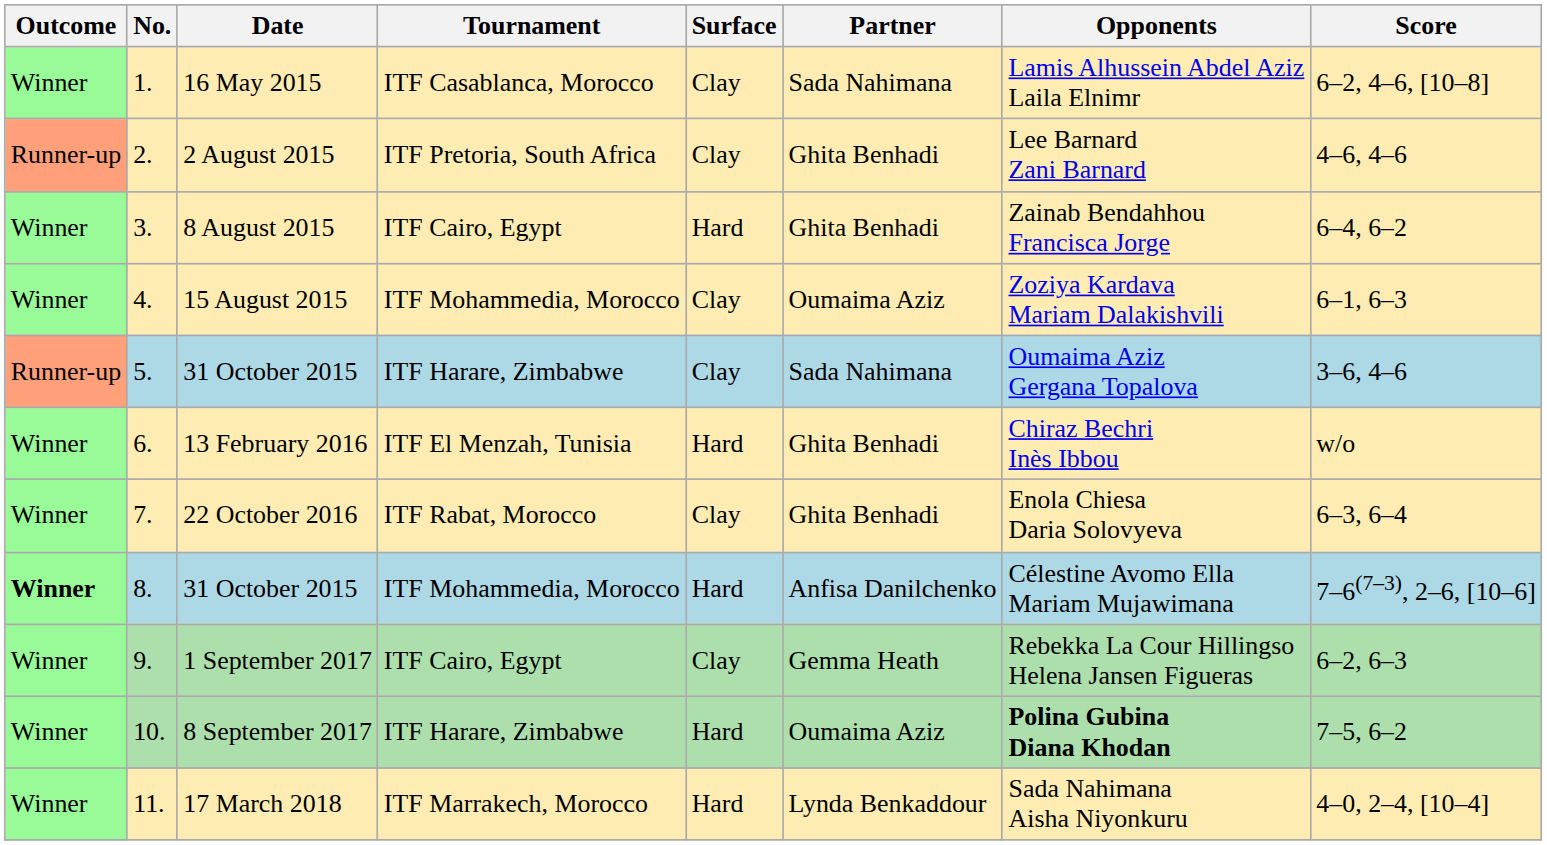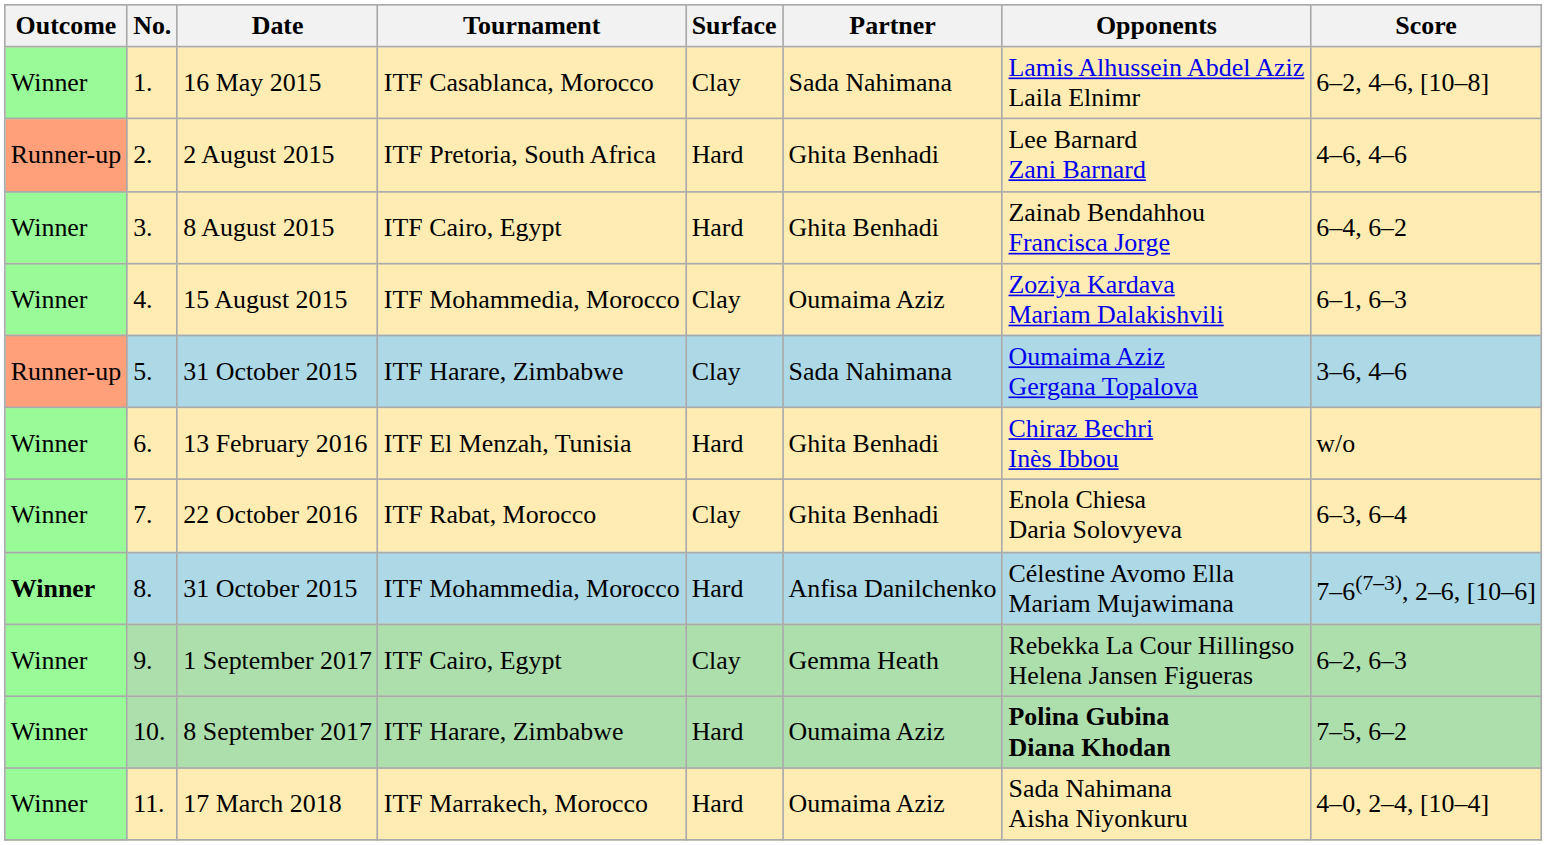(716, 154) Clay -> (718, 154) Hard
(888, 803) Lynda Benkaddour -> (867, 803) Oumaima Aziz
